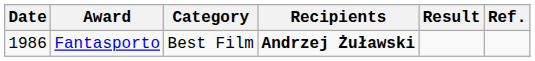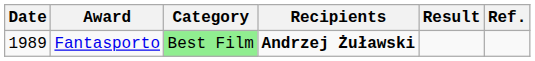(28, 44) 1986 -> (28, 44) 1989
(211, 44) no background -> (211, 44) lightgreen background
